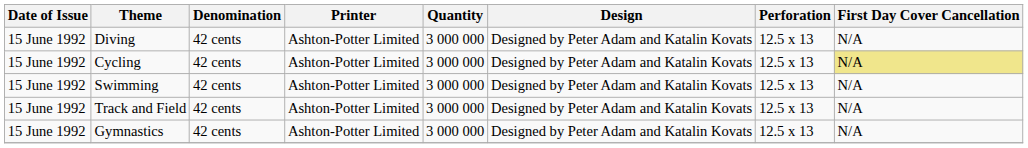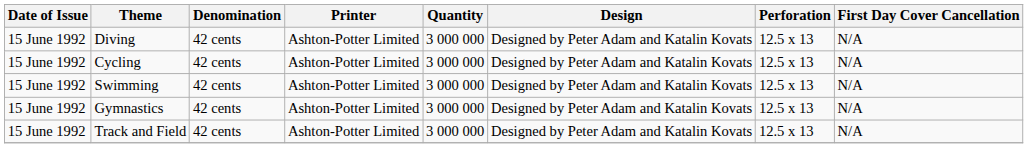(850, 62) khaki background -> (850, 62) no background
rows swapped: (140, 108) <-> (129, 131)
